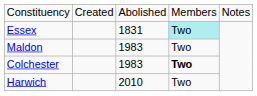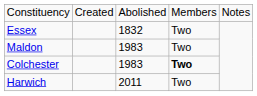(131, 30) 1831 -> (131, 30) 1832
(181, 30) paleturquoise background -> (181, 30) no background
(131, 82) 2010 -> (130, 82) 2011
